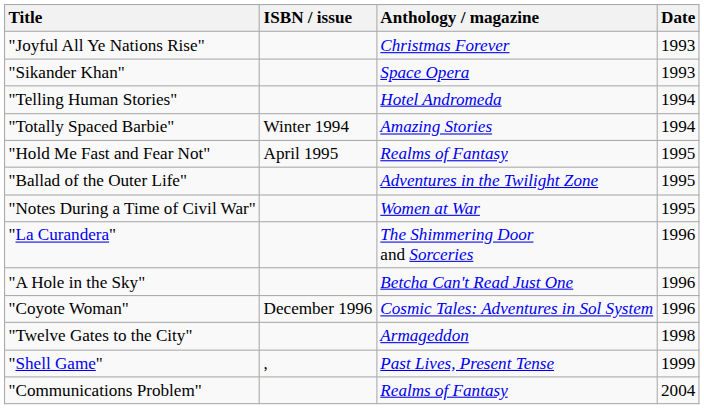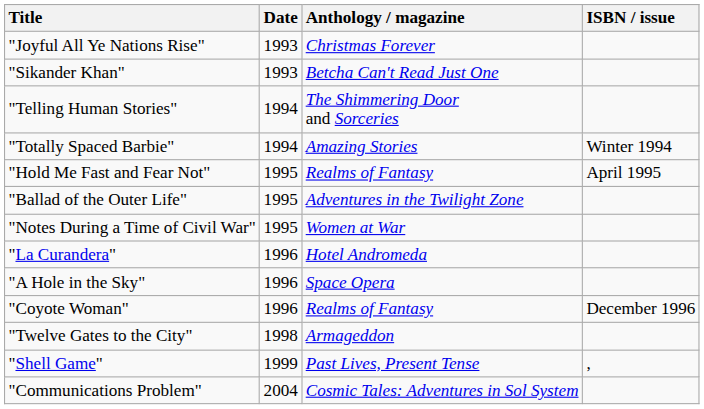columns swapped: (678, 18) <-> (308, 18)
(425, 72) Space Opera -> (402, 72) Betcha Can't Read Just One
(441, 99) Hotel Andromeda -> (382, 109) The Shimmering Door and Sorceries
(457, 244) The Shimmering Door and Sorceries -> (366, 254) Hotel Andromeda
(477, 281) Betcha Can't Read Just One -> (350, 281) Space Opera
(517, 308) Cosmic Tales: Adventures in Sol System -> (369, 308) Realms of Fantasy
(444, 390) Realms of Fantasy -> (442, 390) Cosmic Tales: Adventures in Sol System
